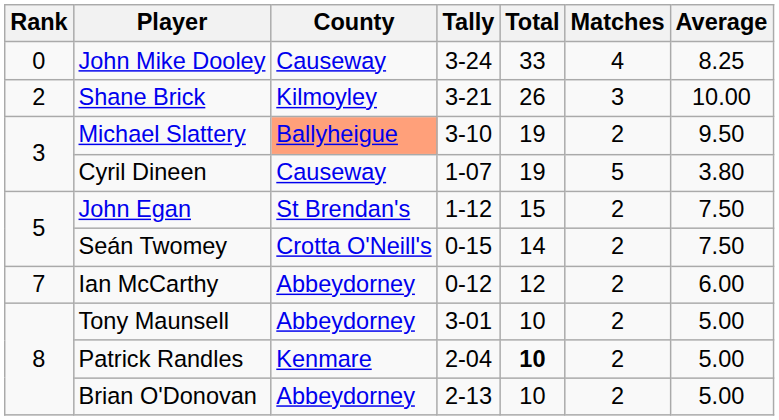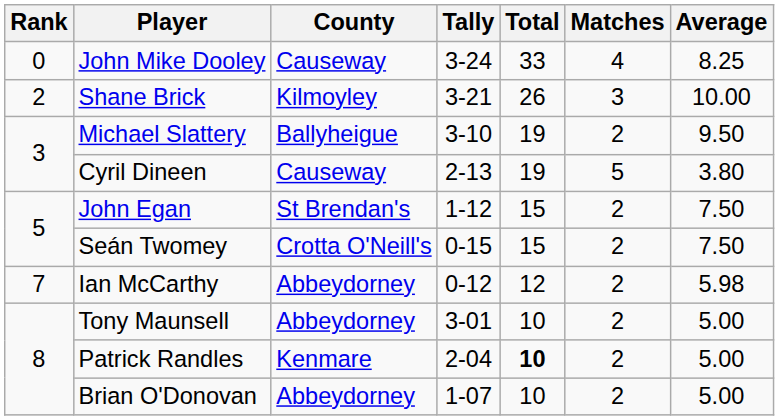(337, 135) lightsalmon background -> (337, 135) no background
(468, 172) 1-07 -> (468, 172) 2-13
(532, 246) 14 -> (532, 246) 15
(721, 284) 6.00 -> (721, 284) 5.98
(468, 396) 2-13 -> (468, 396) 1-07
